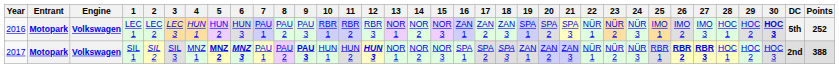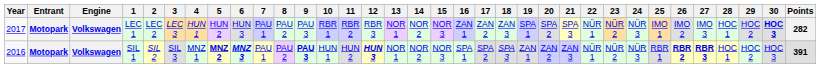- column: (795, 11)
(16, 29) 2016 -> (16, 29) 2017
(820, 29) 252 -> (800, 29) 282
(16, 52) 2017 -> (16, 52) 2016
(820, 52) 388 -> (800, 52) 391
